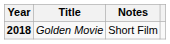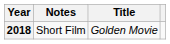columns swapped: (70, 13) <-> (133, 13)
